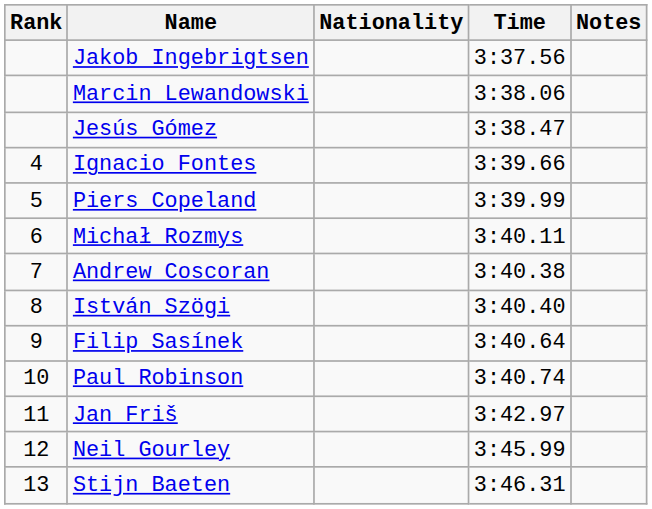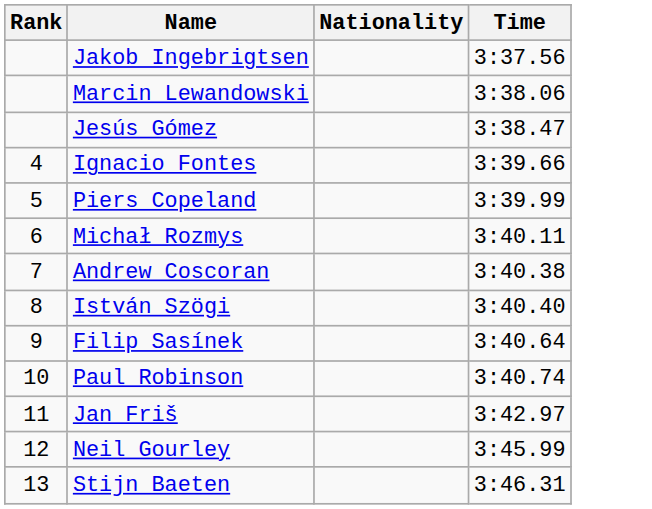- column: (609, 23)
